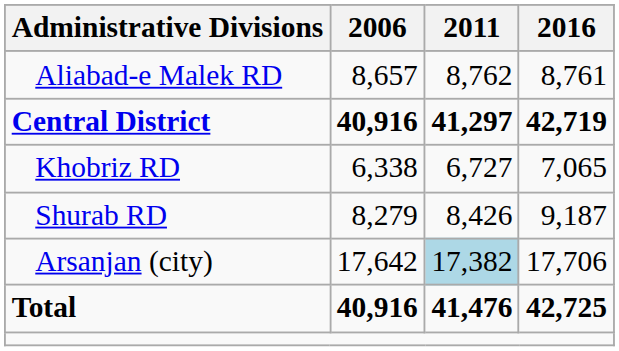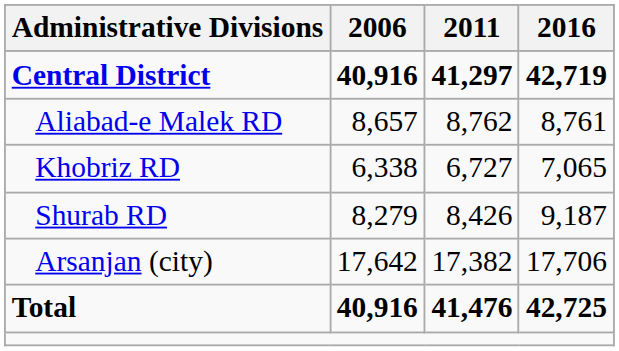rows swapped: (111, 121) <-> (159, 74)
(472, 261) lightblue background -> (472, 261) no background
